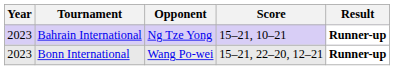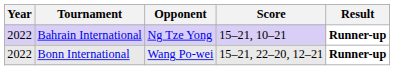(20, 35) 2023 -> (20, 35) 2022
(20, 55) 2023 -> (20, 55) 2022
